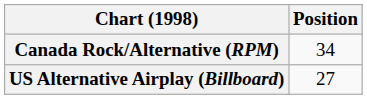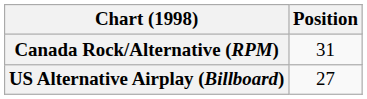(325, 49) 34 -> (325, 49) 31
